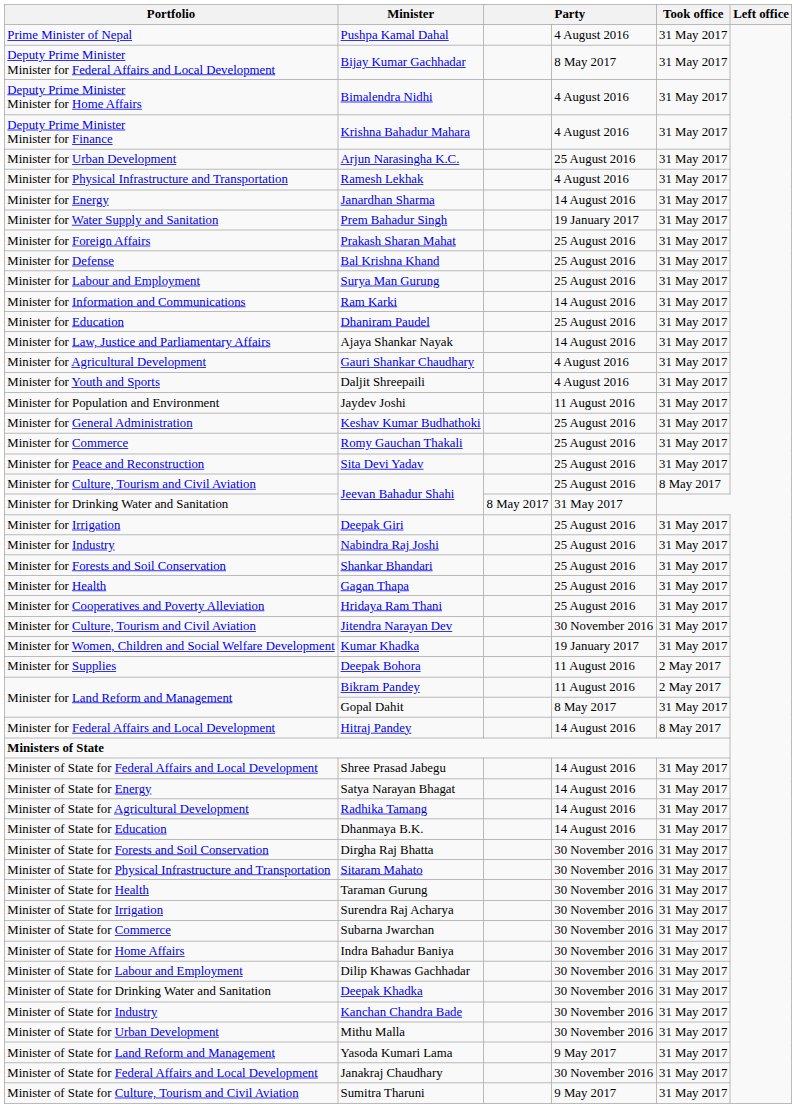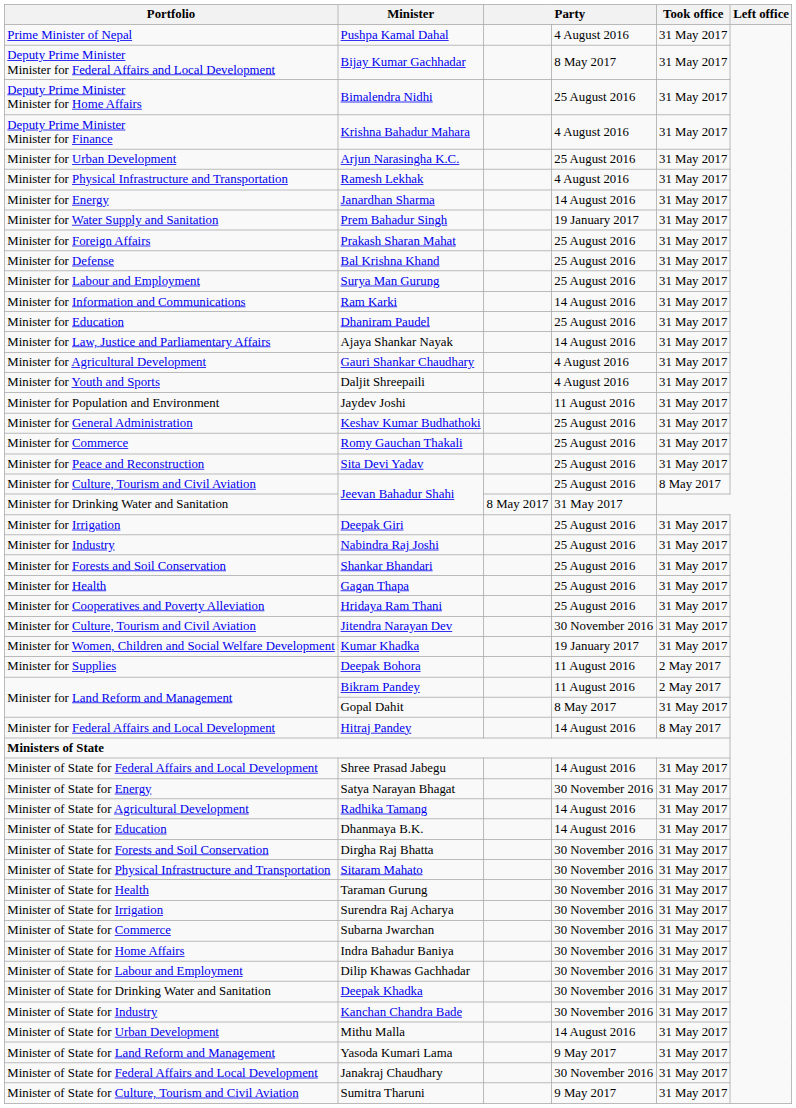(592, 97) 4 August 2016 -> (595, 97) 25 August 2016
(595, 788) 14 August 2016 -> (604, 788) 30 November 2016
(604, 1032) 30 November 2016 -> (595, 1032) 14 August 2016
